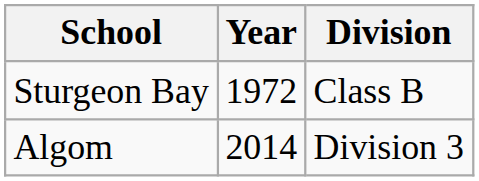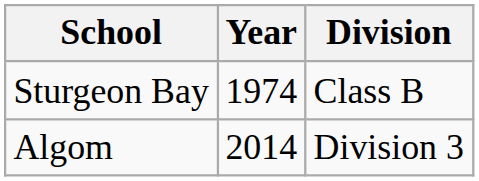(261, 89) 1972 -> (261, 89) 1974
